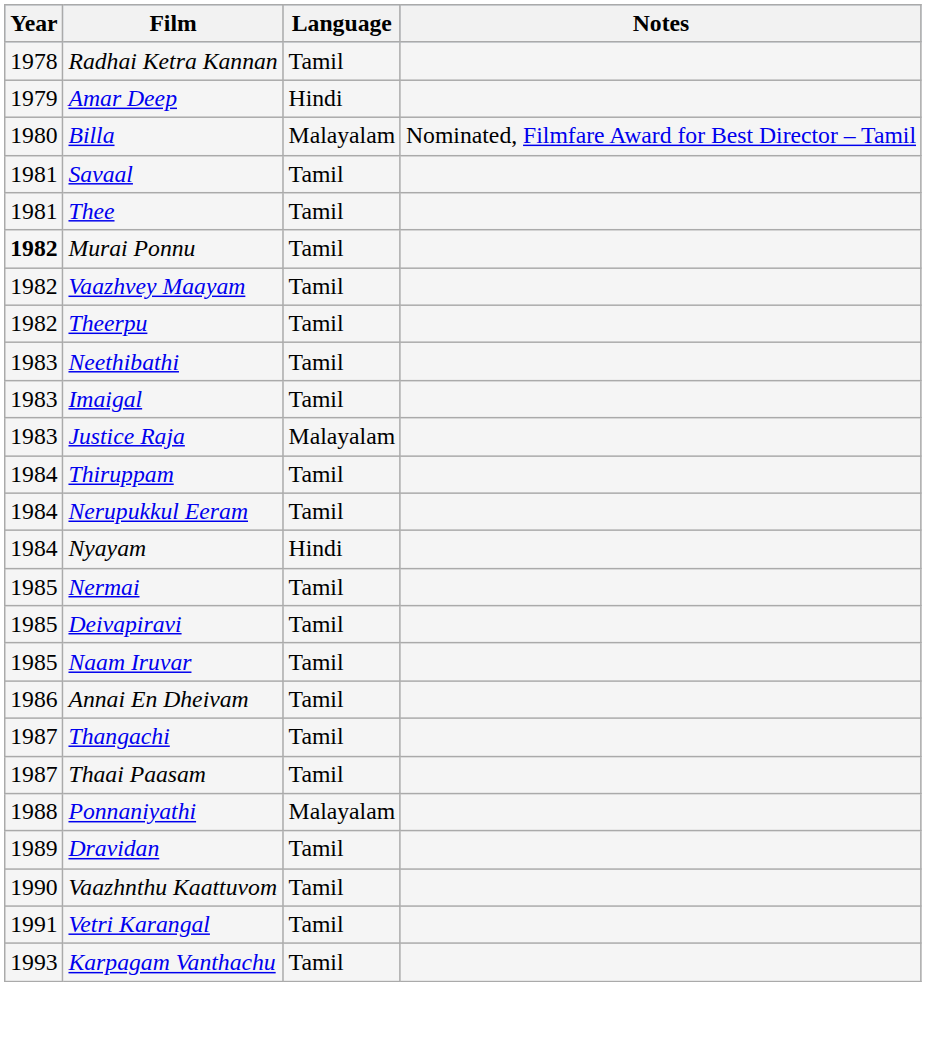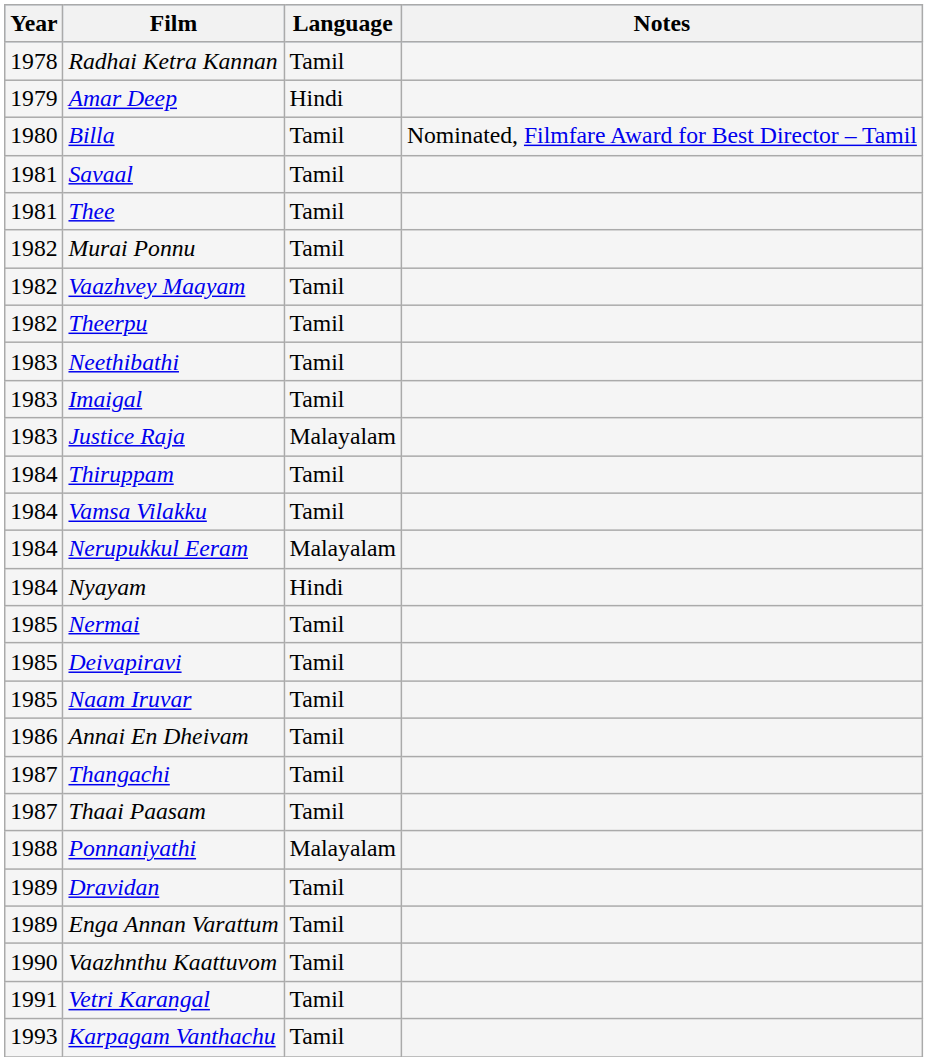(342, 135) Malayalam -> (317, 135) Tamil
(34, 248) bold -> (34, 248) normal
+ row: (138, 511)
(316, 511) Tamil -> (343, 549) Malayalam
+ row: (174, 924)
